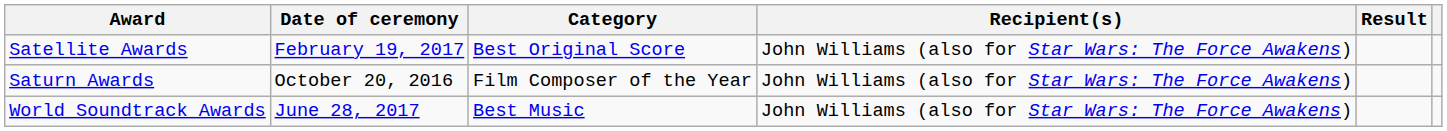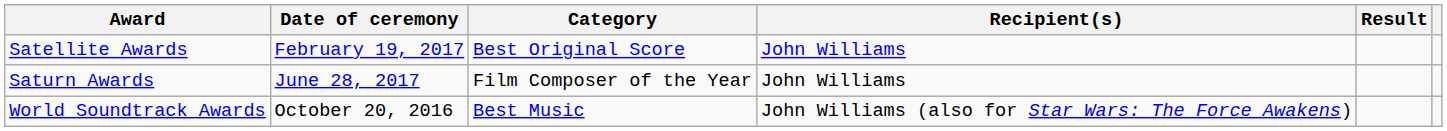(1056, 50) John Williams (also for Star Wars: The Force Awakens) -> (833, 50) John Williams
(364, 80) October 20, 2016 -> (347, 80) June 28, 2017
(1056, 80) John Williams (also for Star Wars: The Force Awakens) -> (833, 80) John Williams
(347, 111) June 28, 2017 -> (364, 111) October 20, 2016
